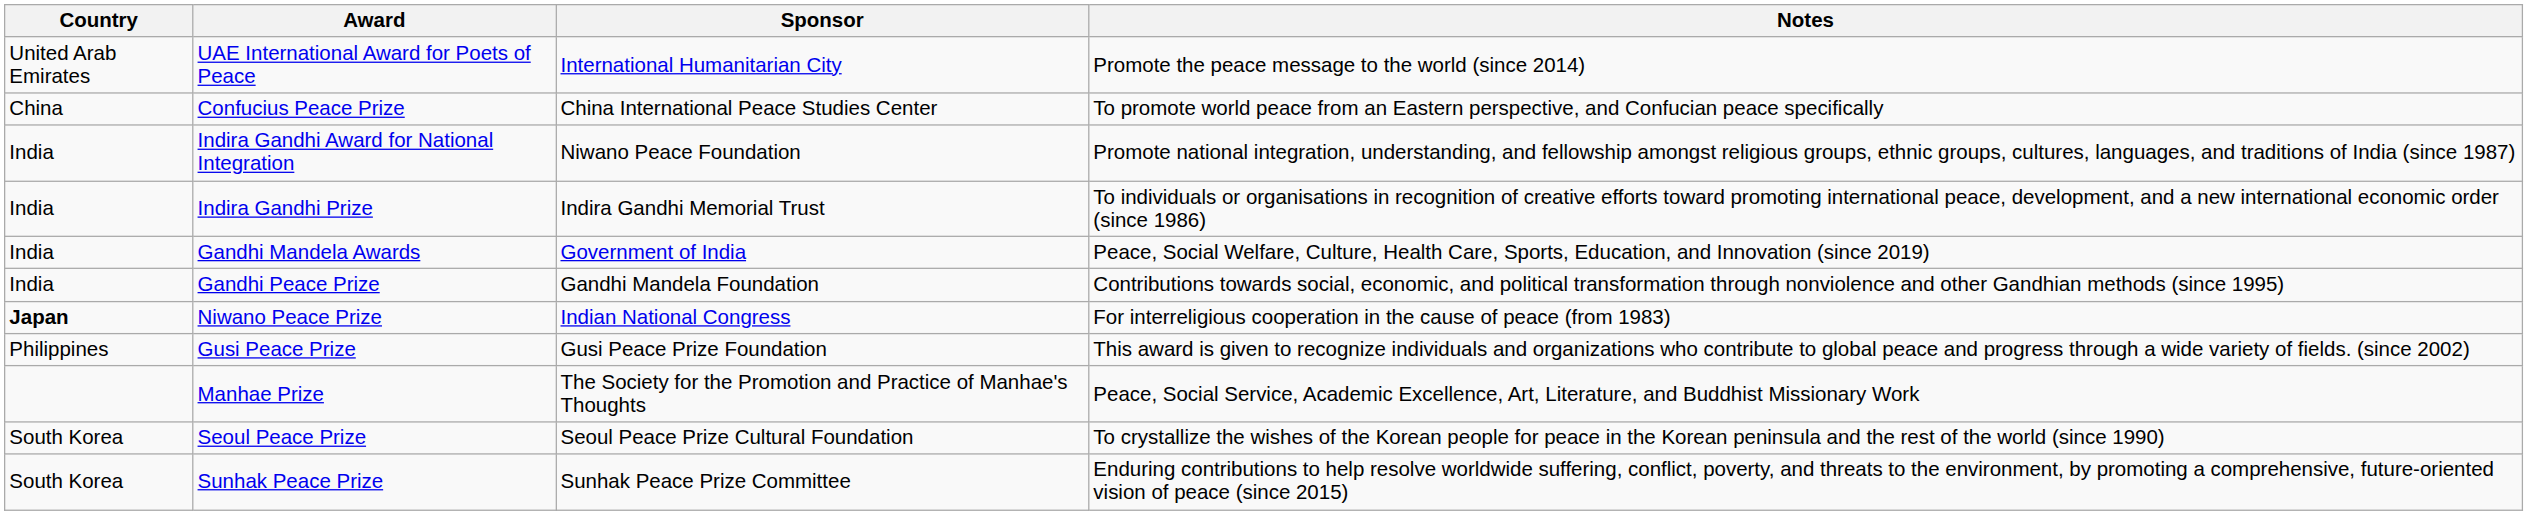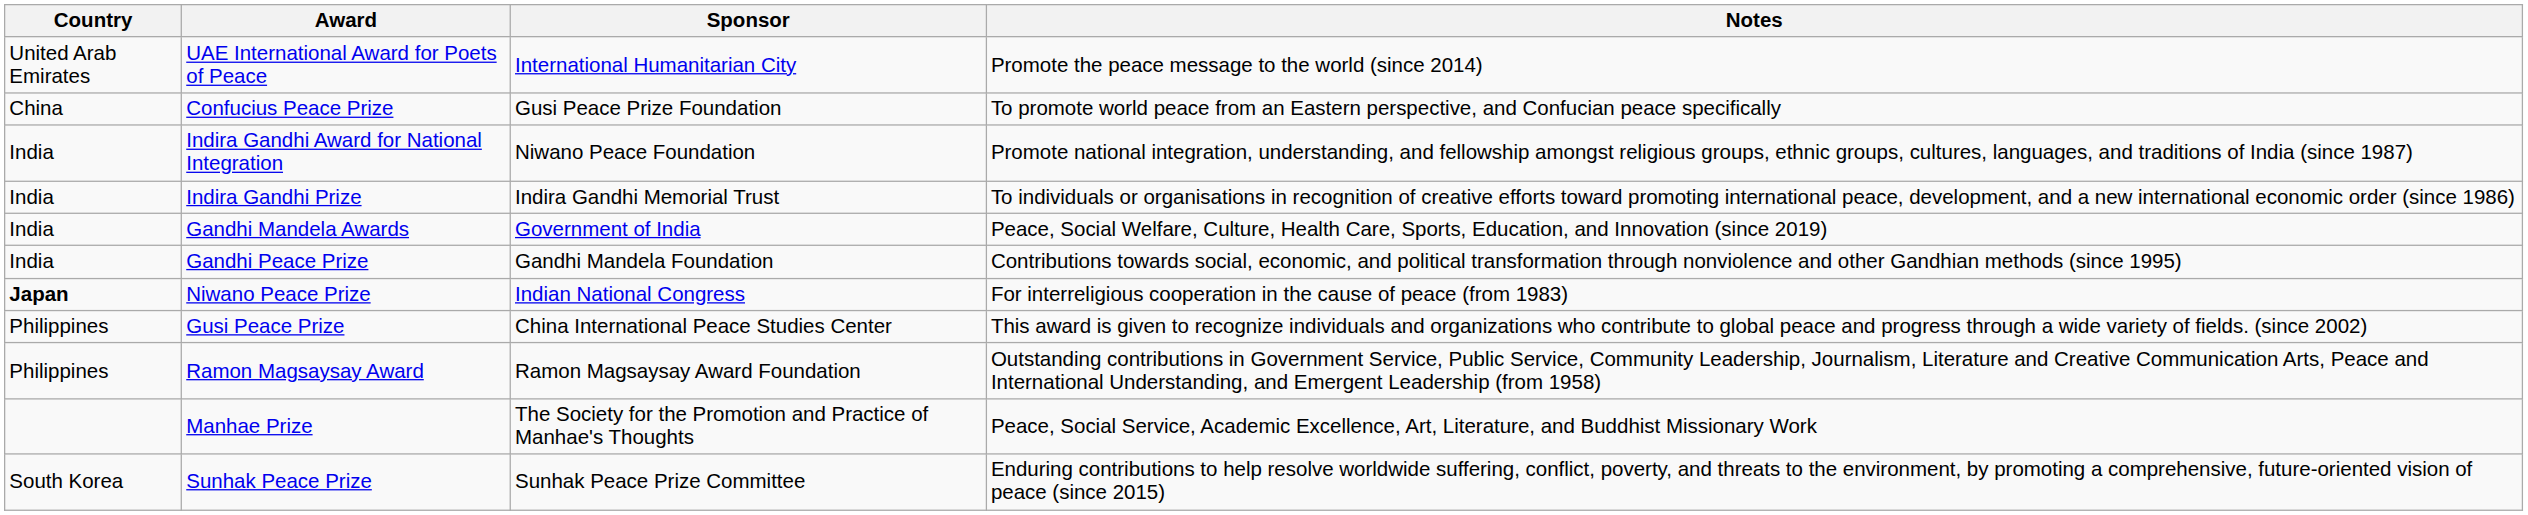(749, 108) China International Peace Studies Center -> (648, 108) Gusi Peace Prize Foundation
(694, 349) Gusi Peace Prize Foundation -> (703, 326) China International Peace Studies Center
+ row: (305, 370)
- row: (282, 437)
